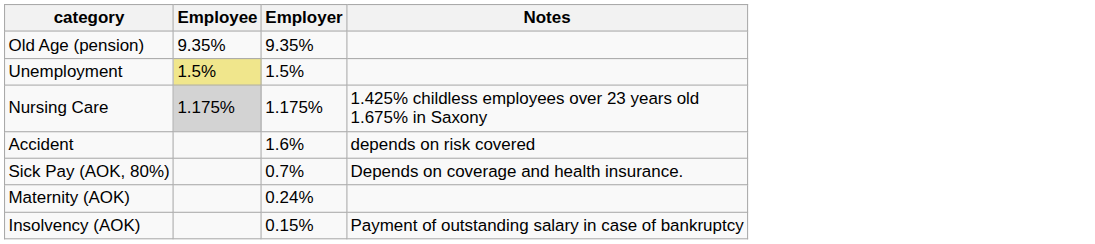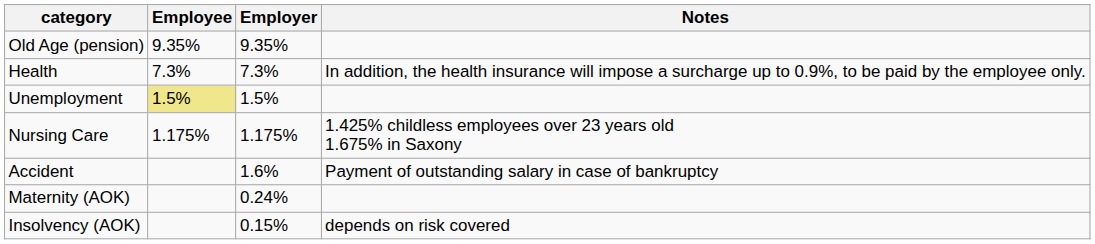+ row: (33, 71)
(206, 108) lightgrey background -> (181, 135) no background
(443, 144) depends on risk covered -> (522, 171) Payment of outstanding salary in case of bankruptcy
- row: (89, 171)
(547, 225) Payment of outstanding salary in case of bankruptcy -> (417, 225) depends on risk covered
